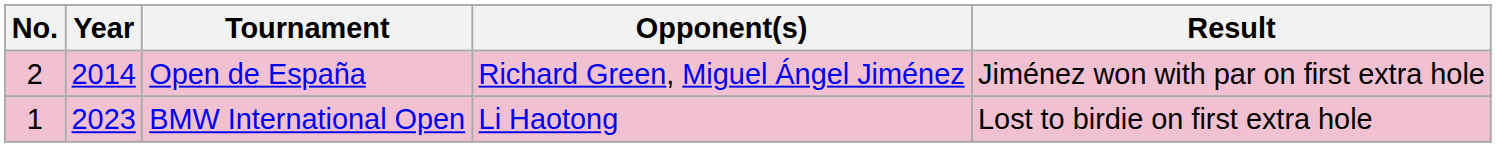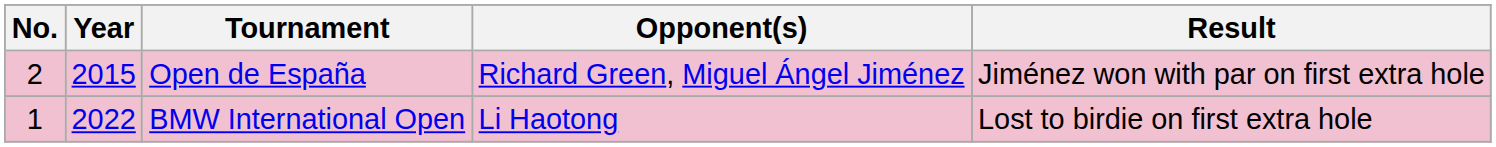(104, 74) 2014 -> (104, 74) 2015
(104, 119) 2023 -> (104, 119) 2022
